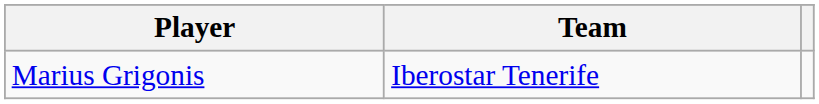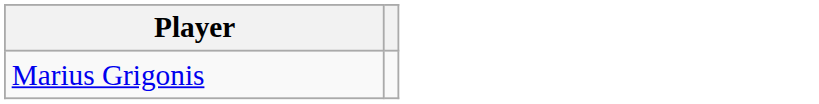- column: (592, 27)
